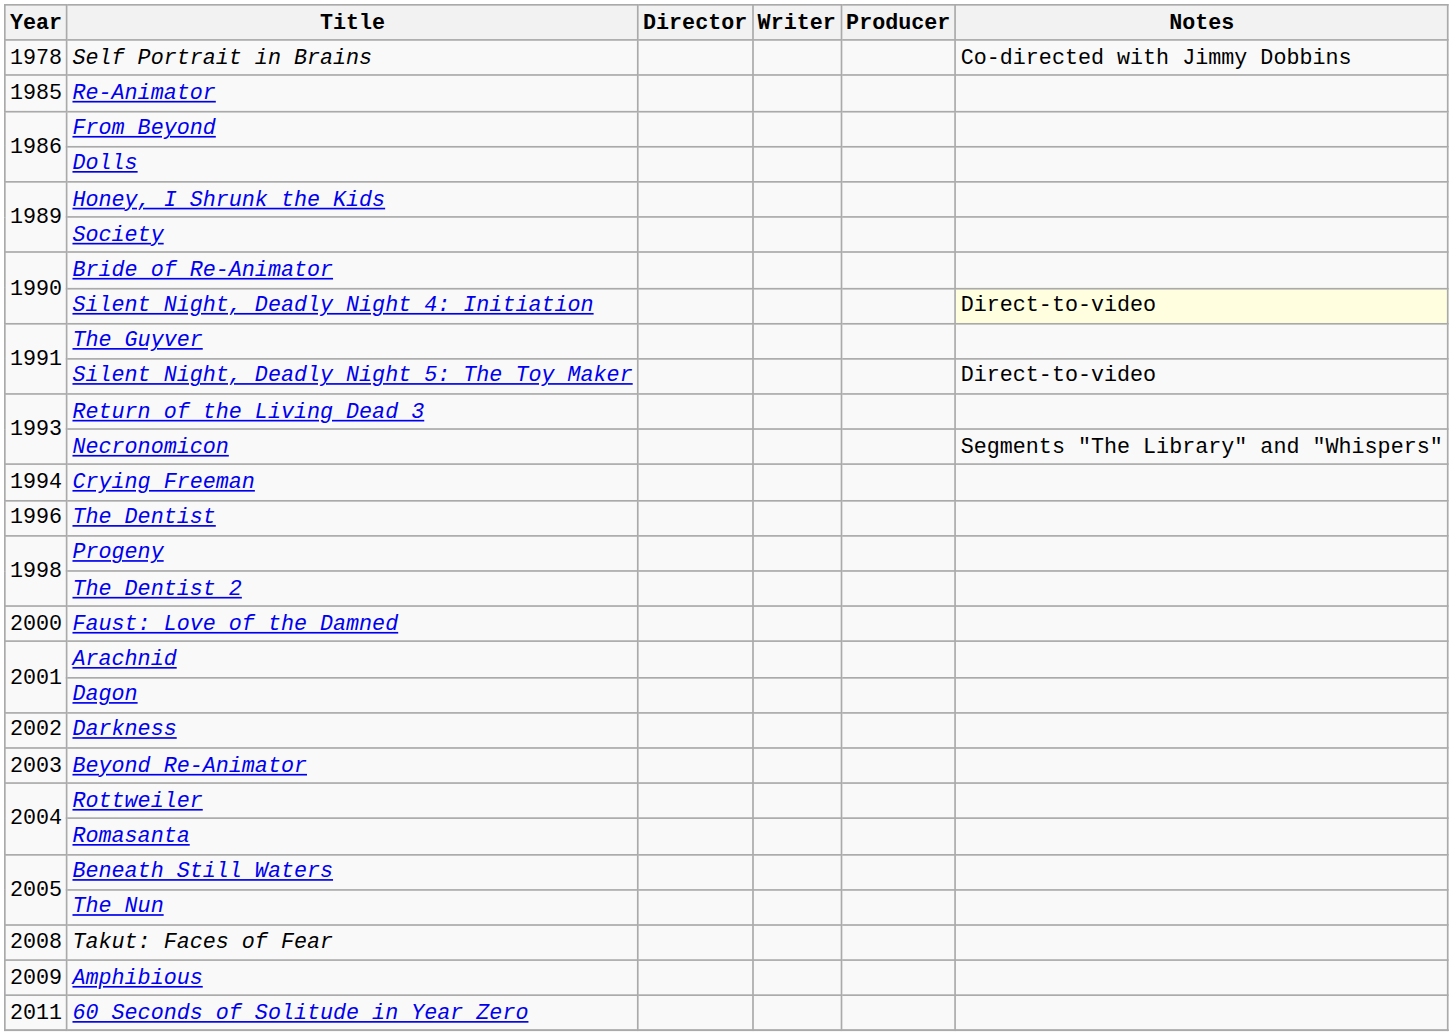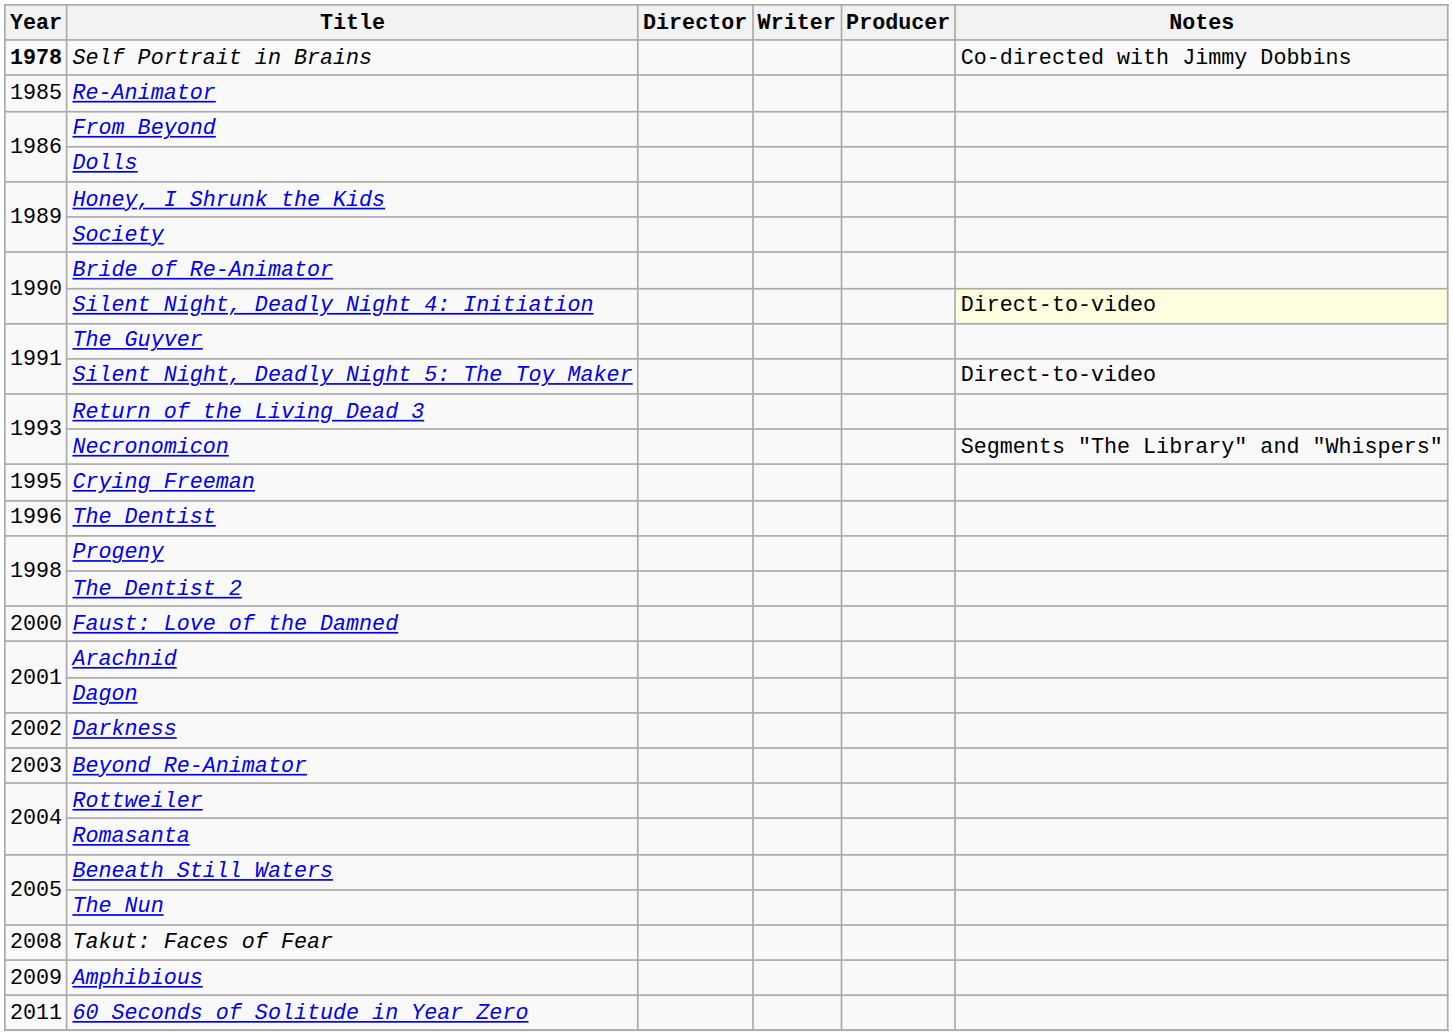(36, 58) normal -> (36, 58) bold
(36, 483) 1994 -> (36, 483) 1995
